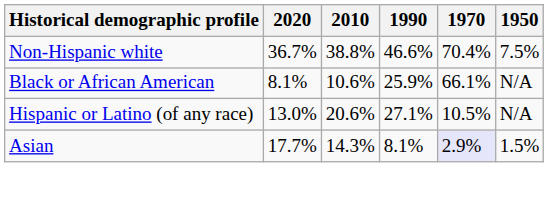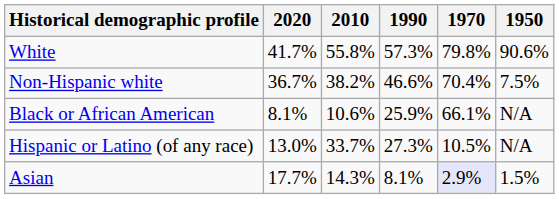+ row: (32, 51)
(350, 51) 38.8% -> (350, 83) 38.2%
(350, 114) 20.6% -> (350, 145) 33.7%
(408, 114) 27.1% -> (408, 145) 27.3%
